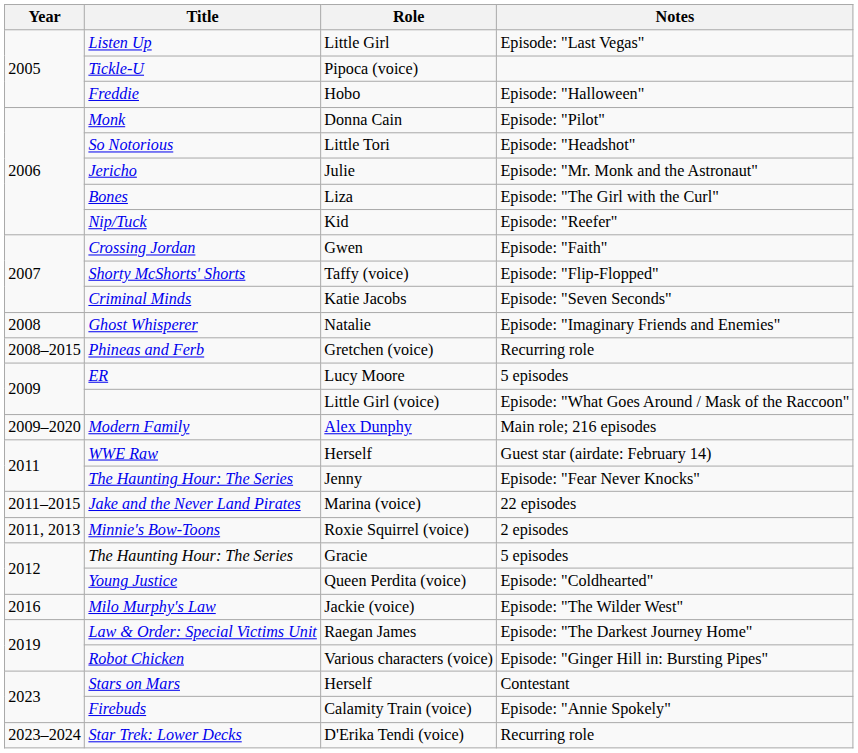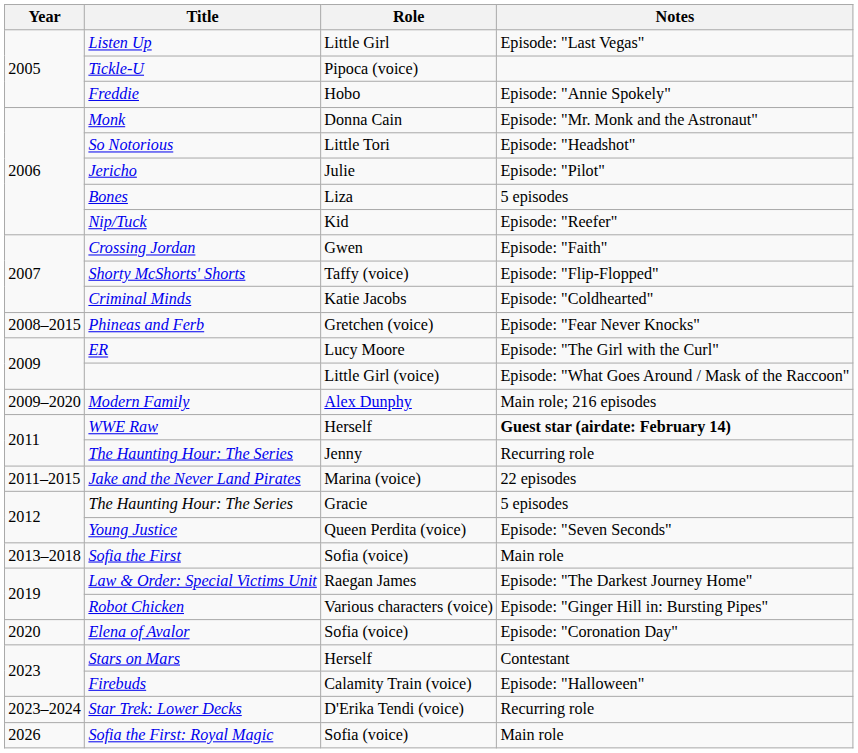(572, 94) Episode: "Halloween" -> (586, 94) Episode: "Annie Spokely"
(553, 119) Episode: "Pilot" -> (629, 119) Episode: "Mr. Monk and the Astronaut"
(629, 171) Episode: "Mr. Monk and the Astronaut" -> (553, 171) Episode: "Pilot"
(610, 196) Episode: "The Girl with the Curl" -> (534, 196) 5 episodes
(586, 299) Episode: "Seven Seconds" -> (577, 299) Episode: "Coldhearted"
- row: (143, 324)
(547, 350) Recurring role -> (600, 324) Episode: "Fear Never Knocks"
(534, 376) 5 episodes -> (610, 350) Episode: "The Girl with the Curl"
(606, 453) normal -> (616, 427) bold
(600, 478) Episode: "Fear Never Knocks" -> (547, 453) Recurring role
- row: (154, 529)
(577, 581) Episode: "Coldhearted" -> (586, 529) Episode: "Seven Seconds"
+ row: (135, 555)
- row: (152, 606)
+ row: (139, 632)
(586, 709) Episode: "Annie Spokely" -> (572, 683) Episode: "Halloween"
+ row: (181, 734)
